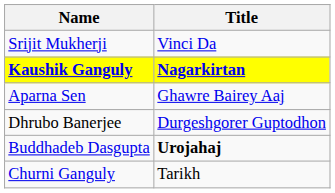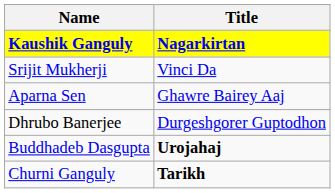rows swapped: (70, 69) <-> (58, 43)
(179, 174) normal -> (181, 174) bold
